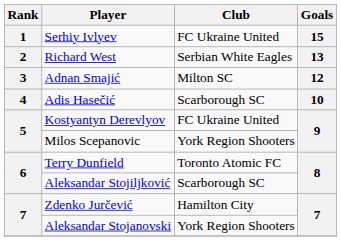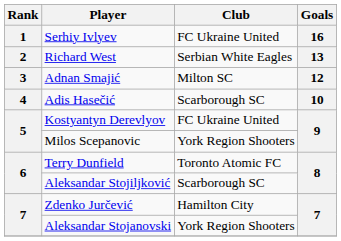(317, 36) 15 -> (317, 36) 16
